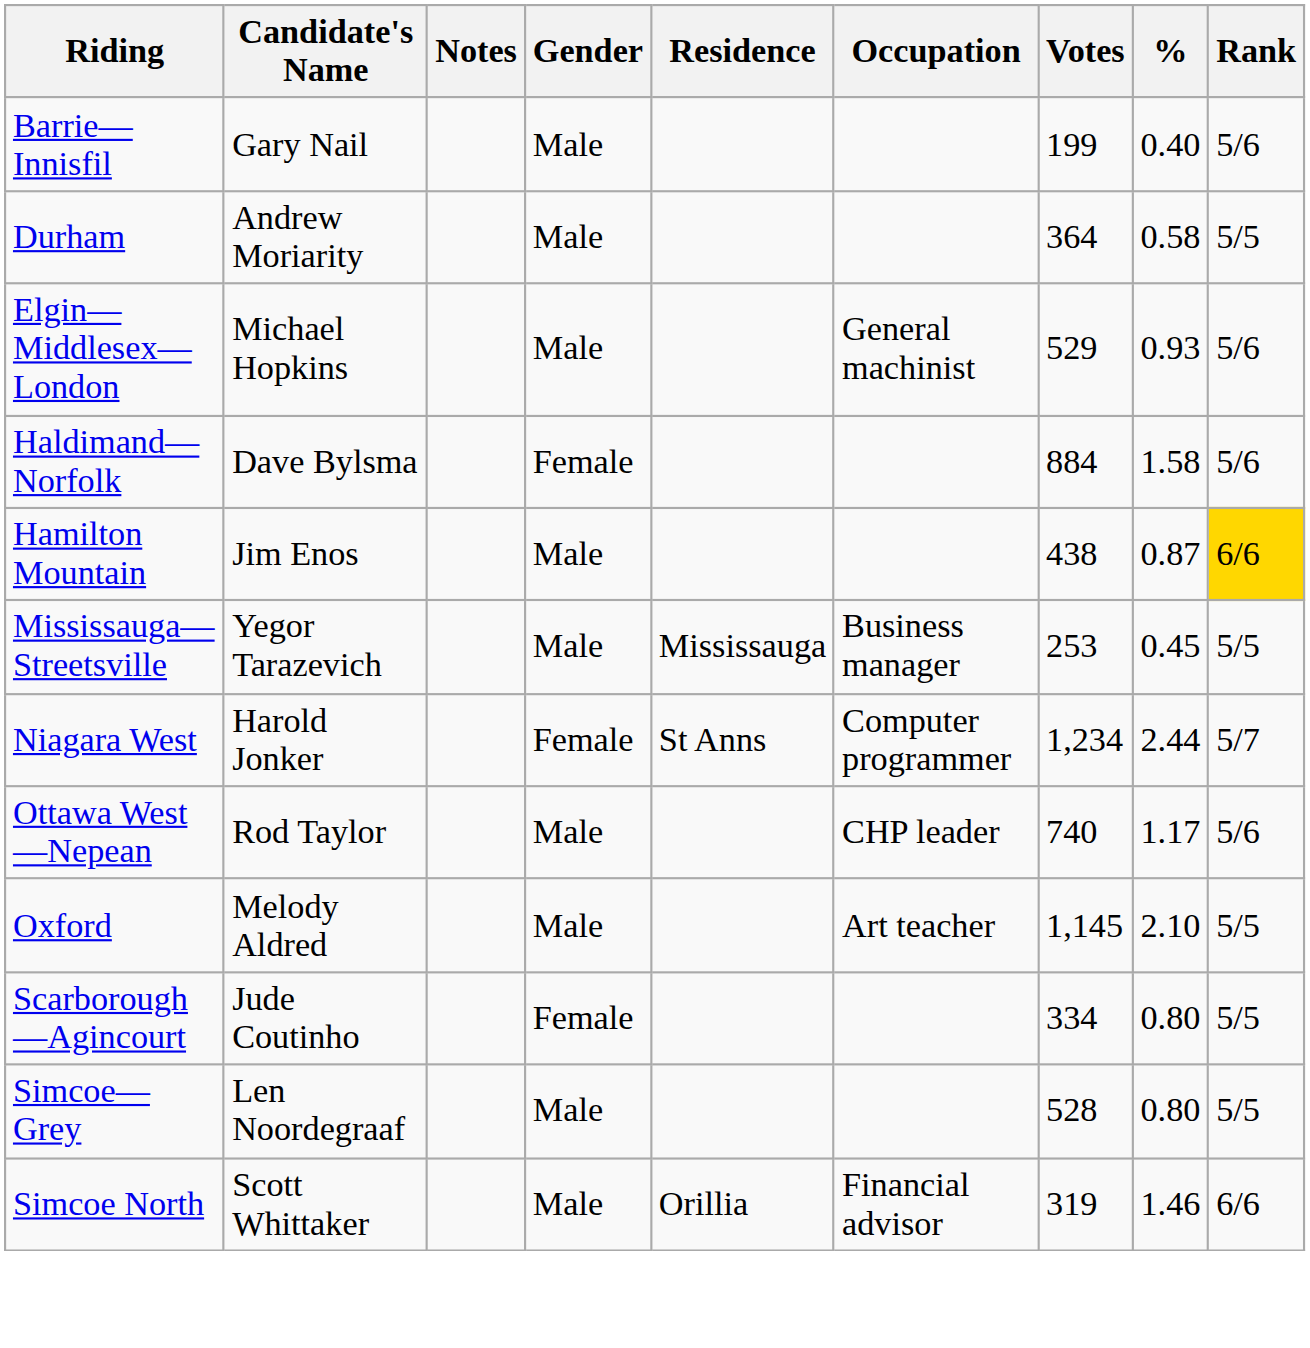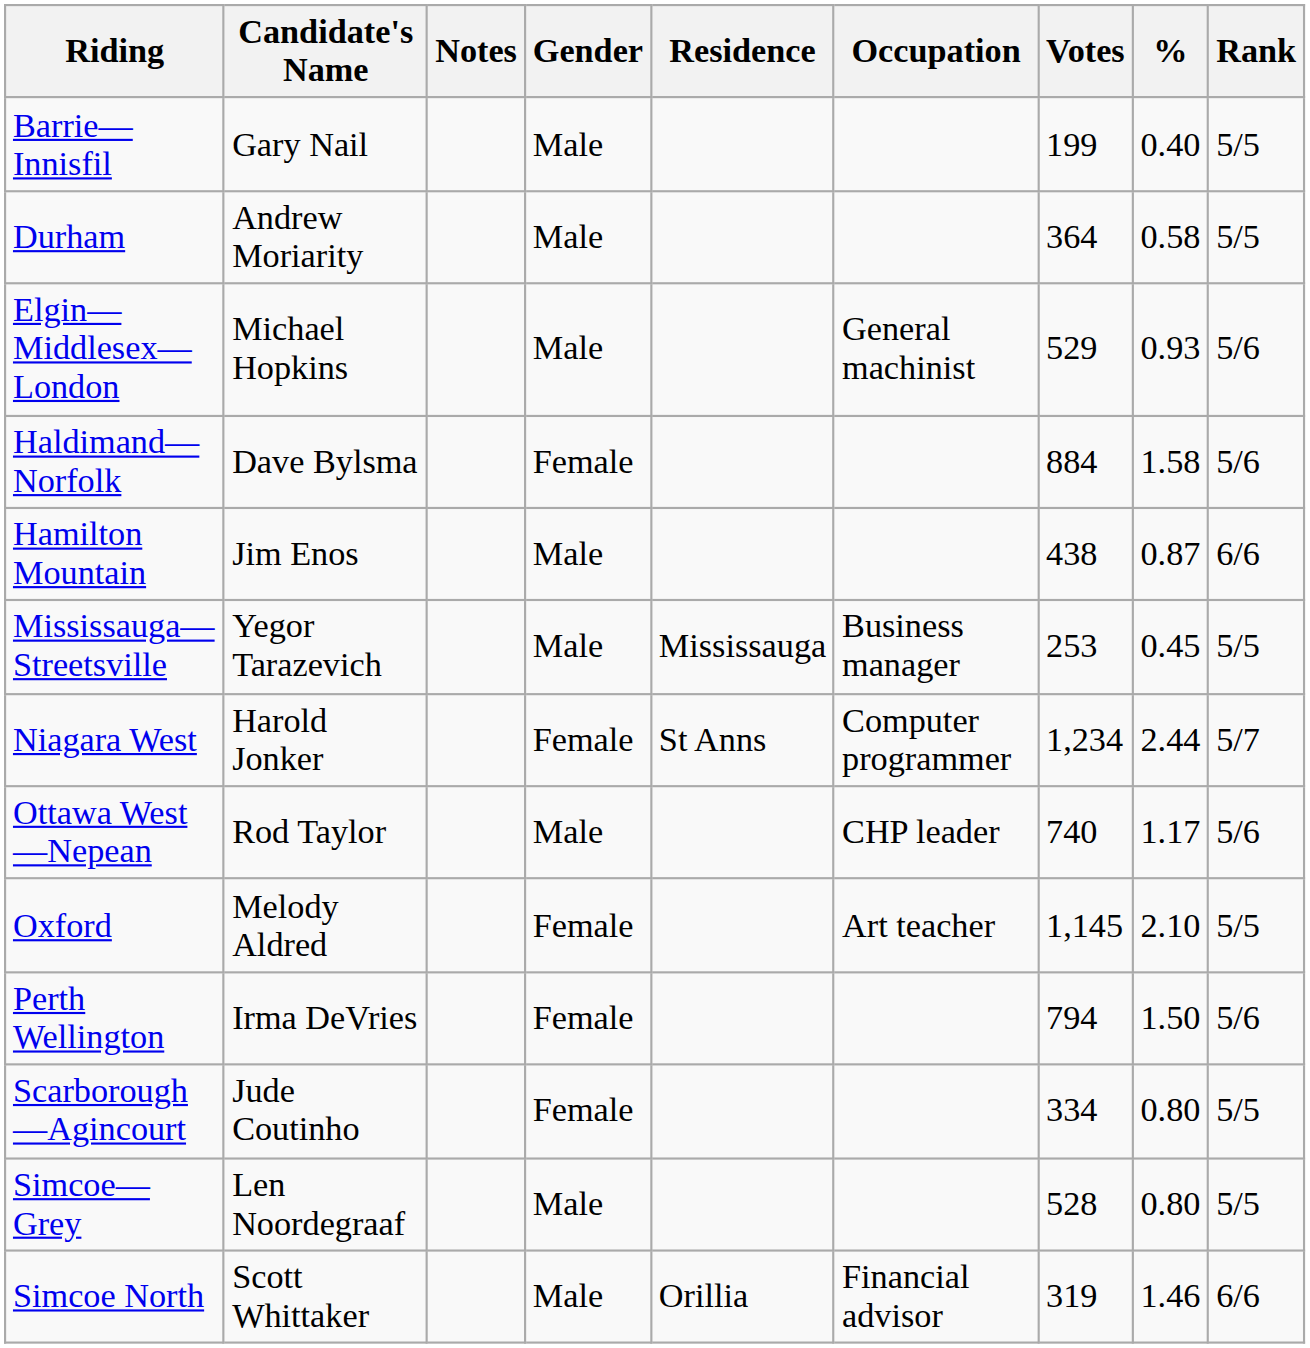(1238, 143) 5/6 -> (1238, 143) 5/5
(1238, 553) gold background -> (1238, 553) no background
(568, 924) Male -> (583, 924) Female
+ row: (89, 1017)
